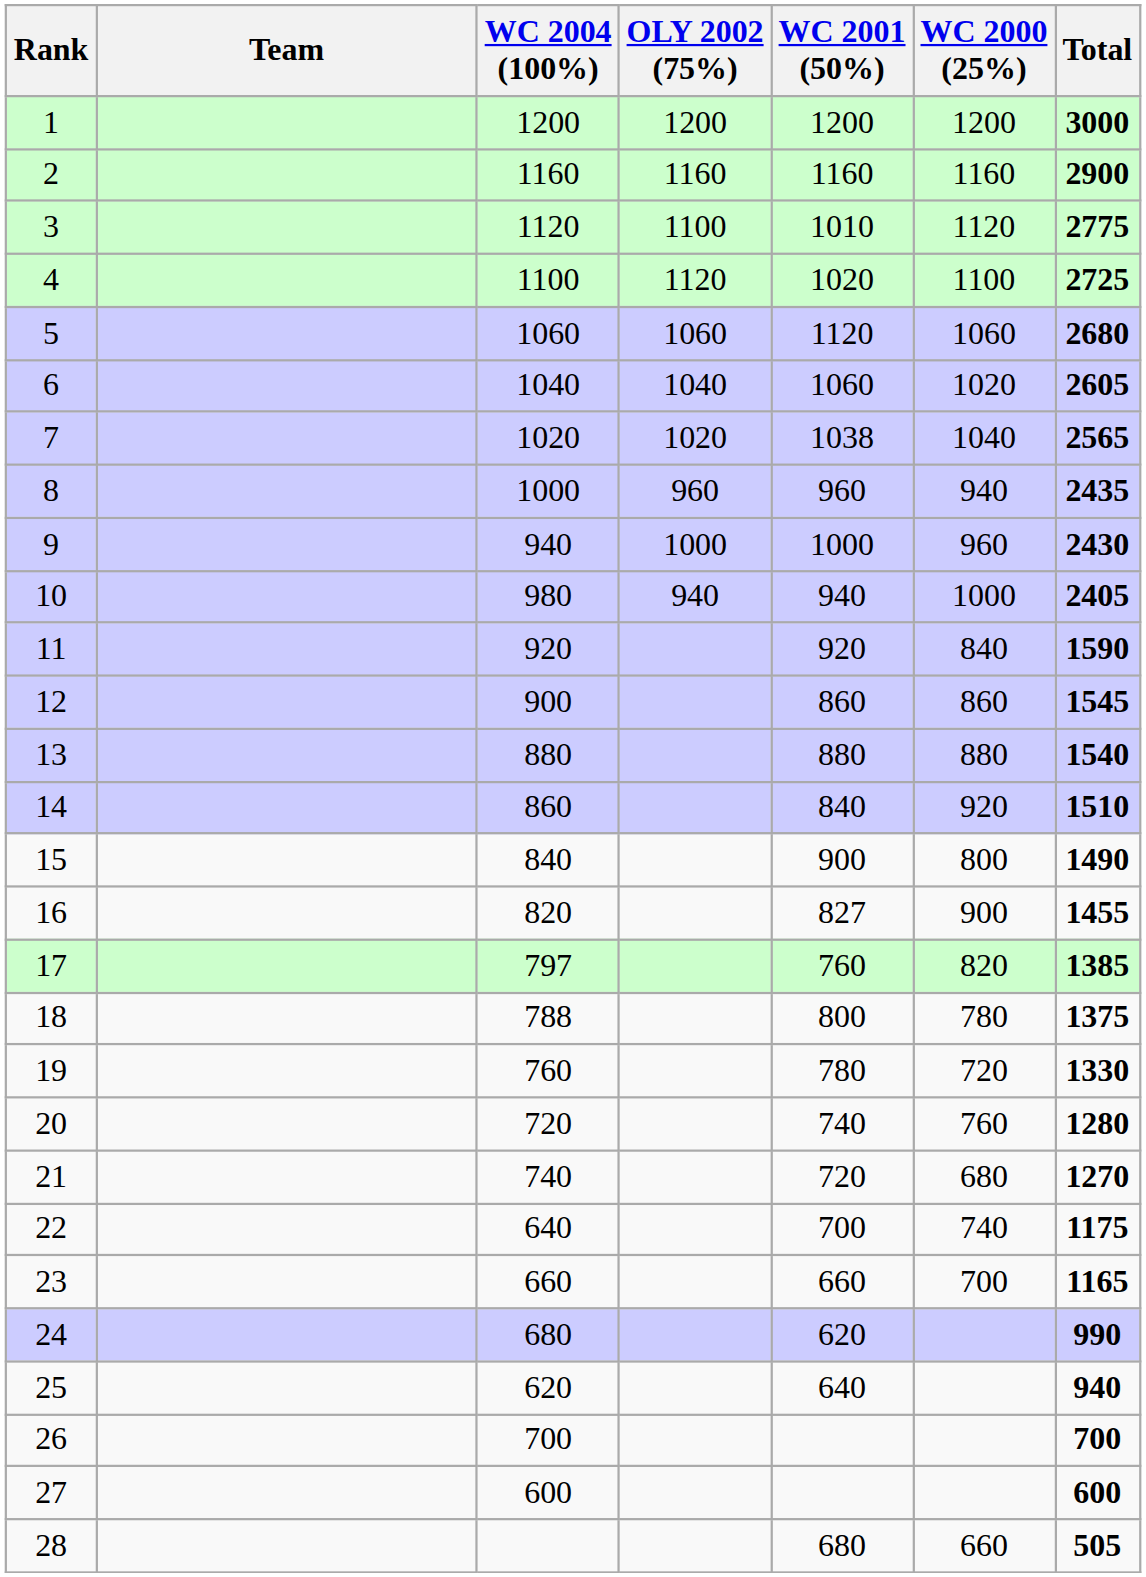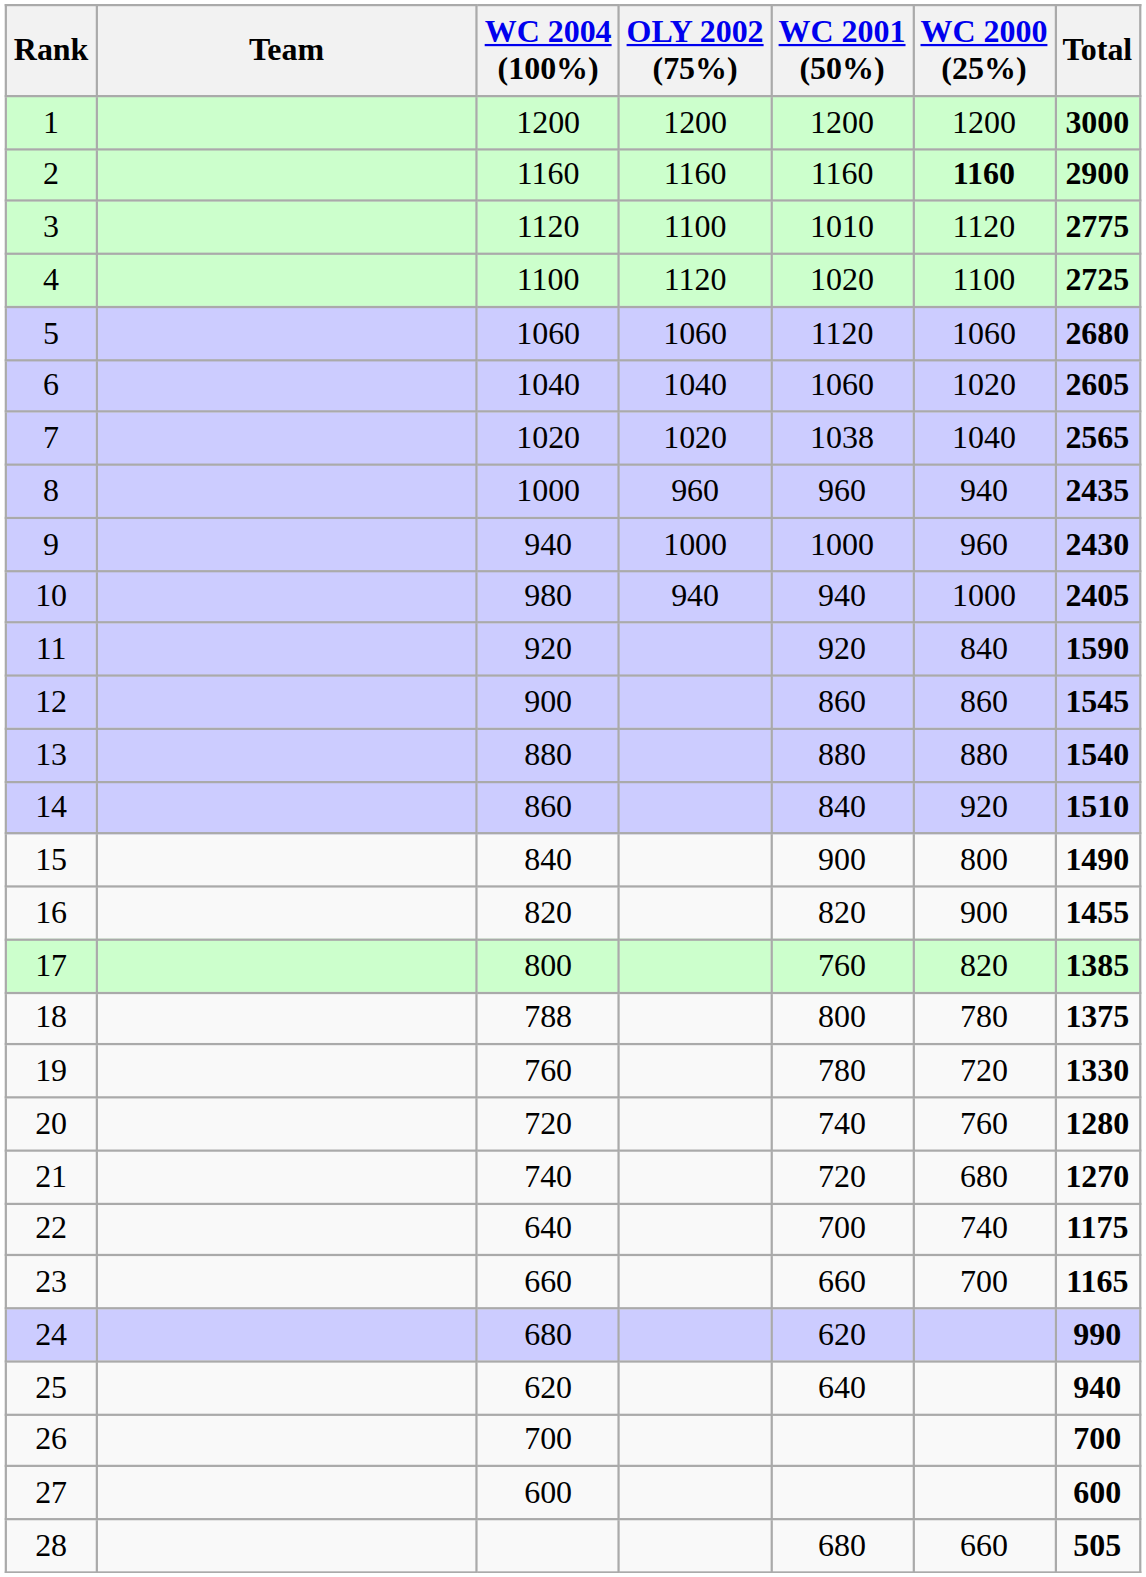(984, 174) normal -> (984, 174) bold
(842, 912) 827 -> (842, 912) 820
(548, 965) 797 -> (548, 965) 800
